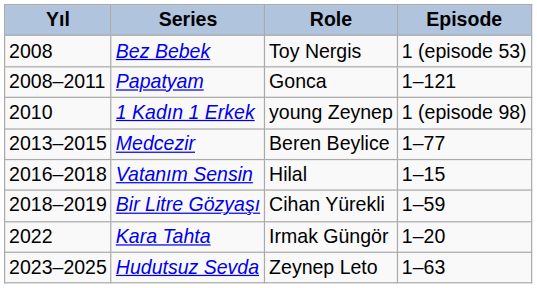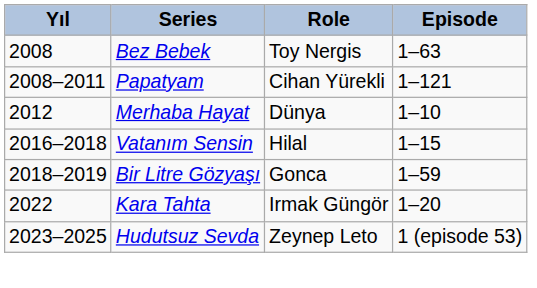(464, 50) 1 (episode 53) -> (419, 50) 1–63
(298, 81) Gonca -> (327, 81) Cihan Yürekli
- row: (185, 112)
+ row: (183, 112)
- row: (155, 143)
(327, 205) Cihan Yürekli -> (298, 174) Gonca
(424, 267) 1–63 -> (460, 236) 1 (episode 53)
